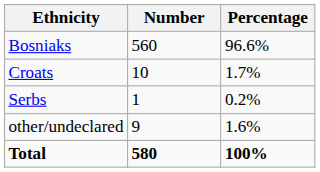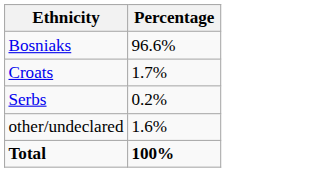- column: (174, 18)
